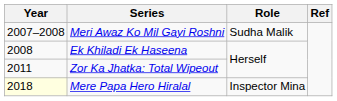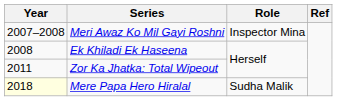(261, 31) Sudha Malik -> (267, 31) Inspector Mina
(267, 86) Inspector Mina -> (261, 86) Sudha Malik
